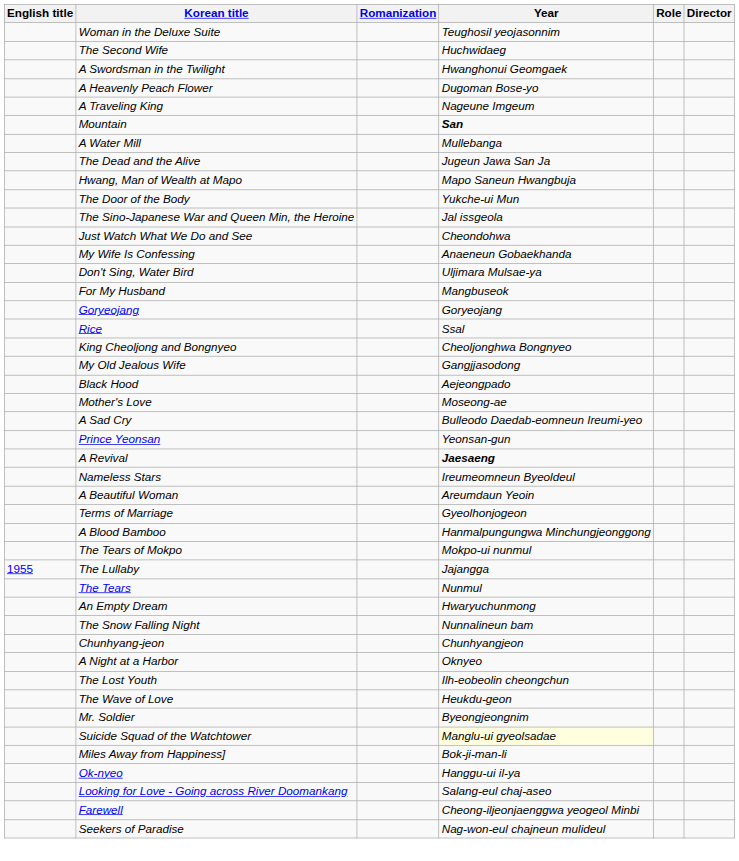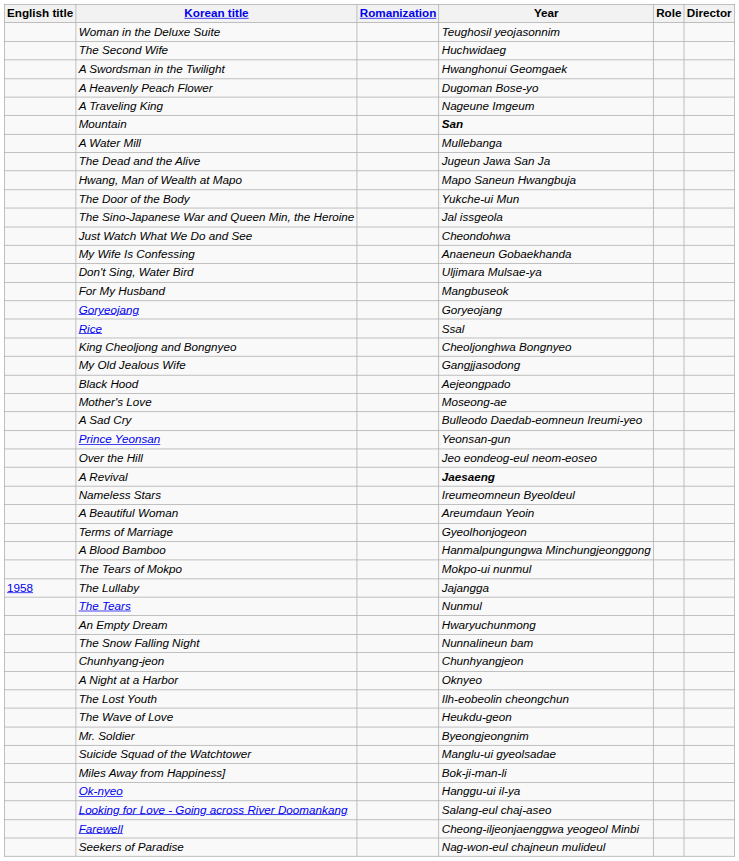+ row: (111, 458)
(20, 569) 1955 -> (20, 587) 1958
(499, 736) lightyellow background -> (499, 754) no background
